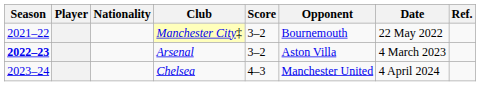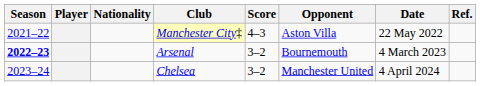(257, 33) 3–2 -> (257, 33) 4–3
(315, 33) Bournemouth -> (309, 33) Aston Villa
(309, 52) Aston Villa -> (315, 52) Bournemouth
(257, 71) 4–3 -> (257, 71) 3–2
